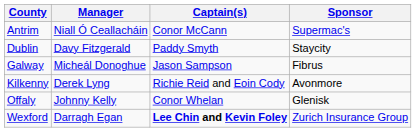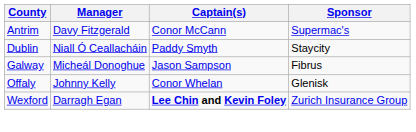(101, 30) Niall Ó Ceallacháin -> (91, 30) Davy Fitzgerald
(92, 48) Davy Fitzgerald -> (100, 48) Niall Ó Ceallacháin
- row: (28, 83)
